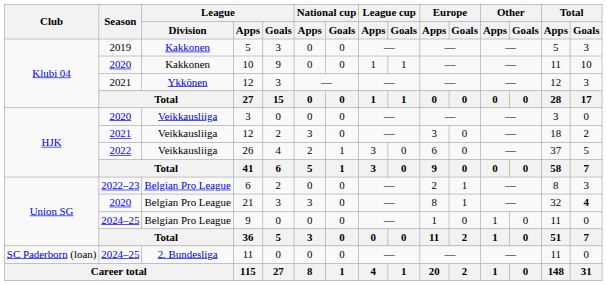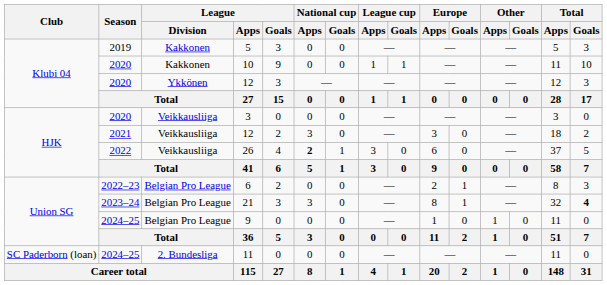(120, 82) 2021 -> (120, 82) 2020
(310, 151) normal -> (310, 151) bold
(120, 202) 2020 -> (120, 202) 2023–24
